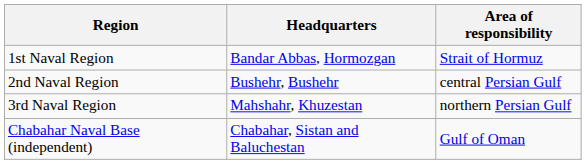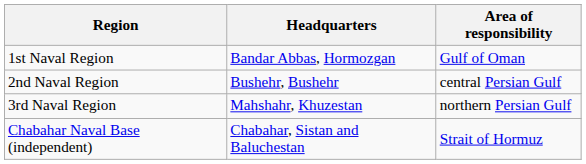(491, 57) Strait of Hormuz -> (482, 57) Gulf of Oman
(482, 138) Gulf of Oman -> (491, 138) Strait of Hormuz
